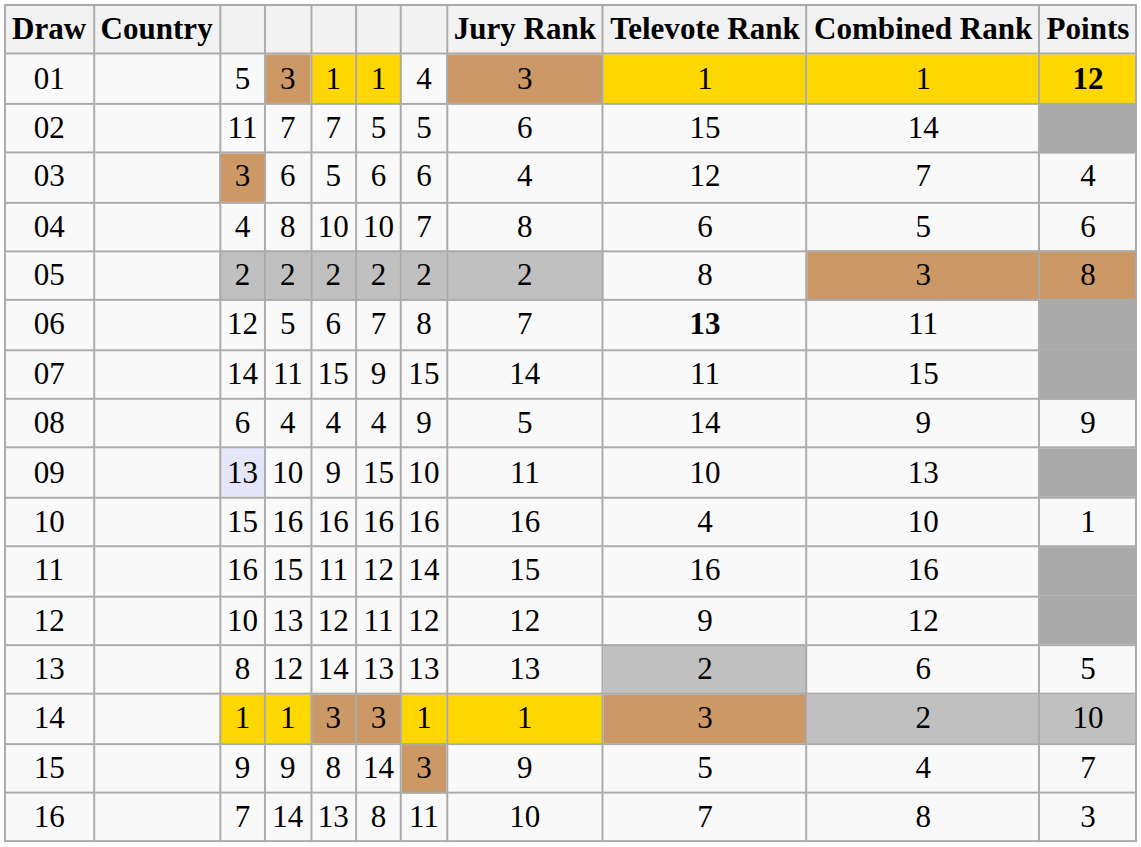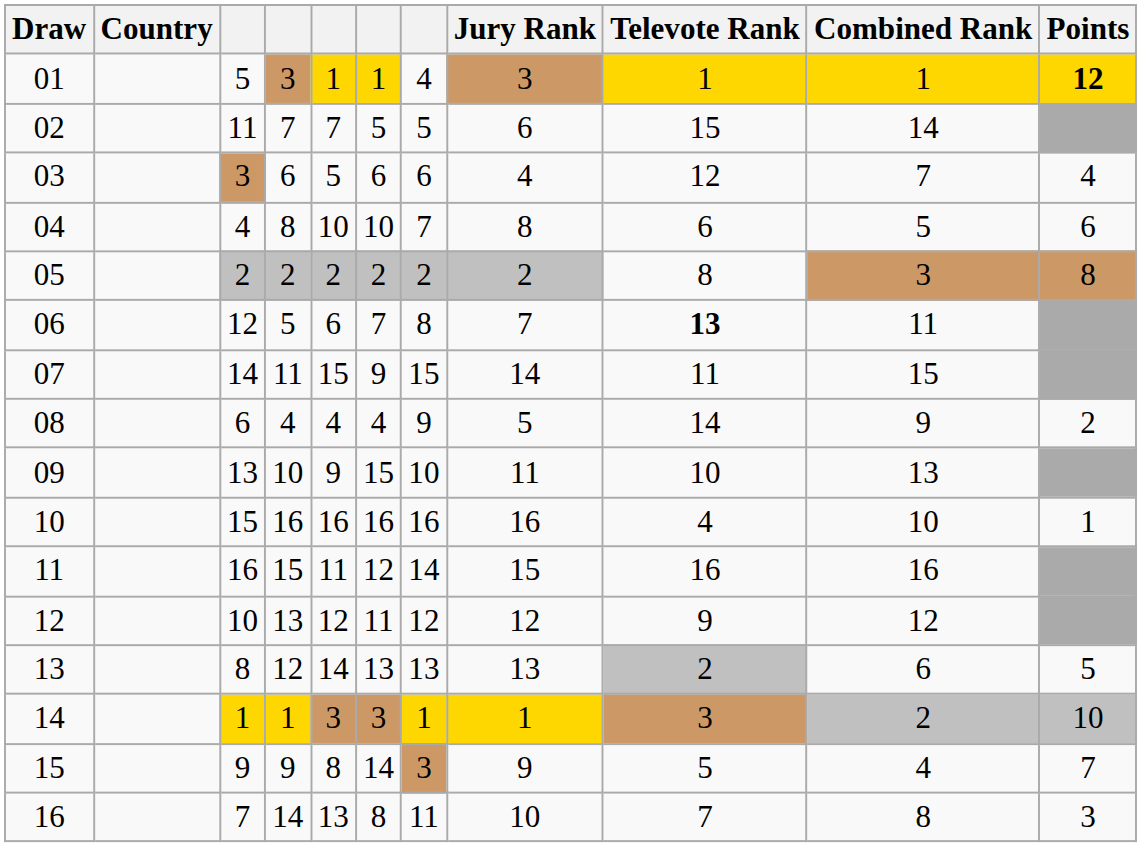(1088, 422) 9 -> (1088, 422) 2
(242, 472) lavender background -> (242, 472) no background
